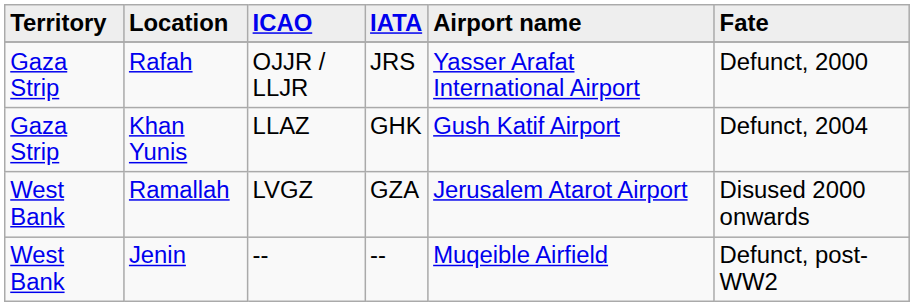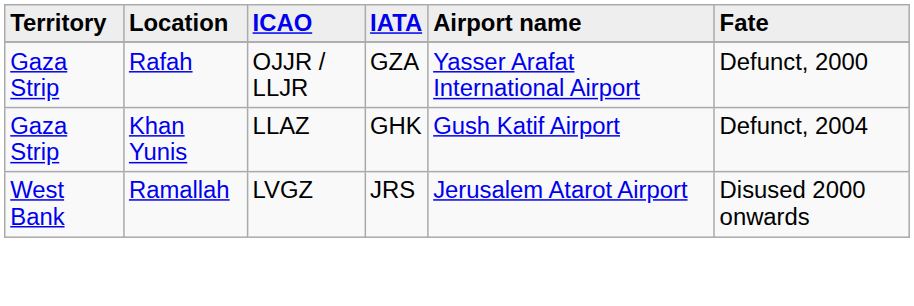(393, 61) JRS -> (395, 61) GZA
(395, 190) GZA -> (393, 190) JRS
- row: (157, 255)
